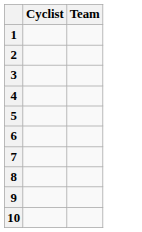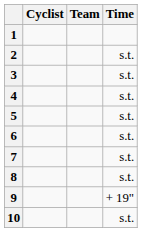+ column: (120, 14)
